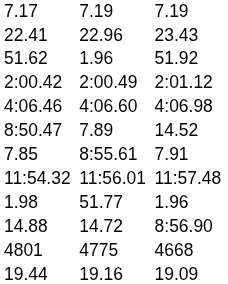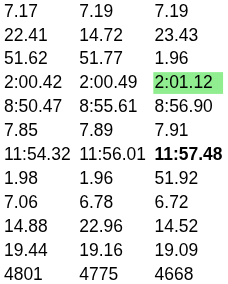(101, 35) 22.96 -> (101, 35) 14.72
(96, 58) 1.96 -> (101, 58) 51.77
(176, 58) 51.92 -> (172, 58) 1.96
(184, 82) no background -> (184, 82) lightgreen background
- row: (33, 106)
(96, 130) 7.89 -> (108, 106) 8:55.61
(176, 130) 14.52 -> (184, 106) 8:56.90
(108, 154) 8:55.61 -> (96, 130) 7.89
(188, 178) normal -> (189, 154) bold
(101, 202) 51.77 -> (96, 178) 1.96
(172, 202) 1.96 -> (176, 178) 51.92
+ row: (21, 202)
(101, 226) 14.72 -> (101, 226) 22.96
(184, 226) 8:56.90 -> (176, 226) 14.52
rows swapped: (26, 274) <-> (23, 250)
